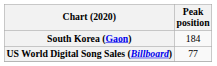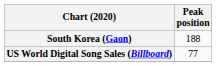(193, 38) 184 -> (193, 38) 188
